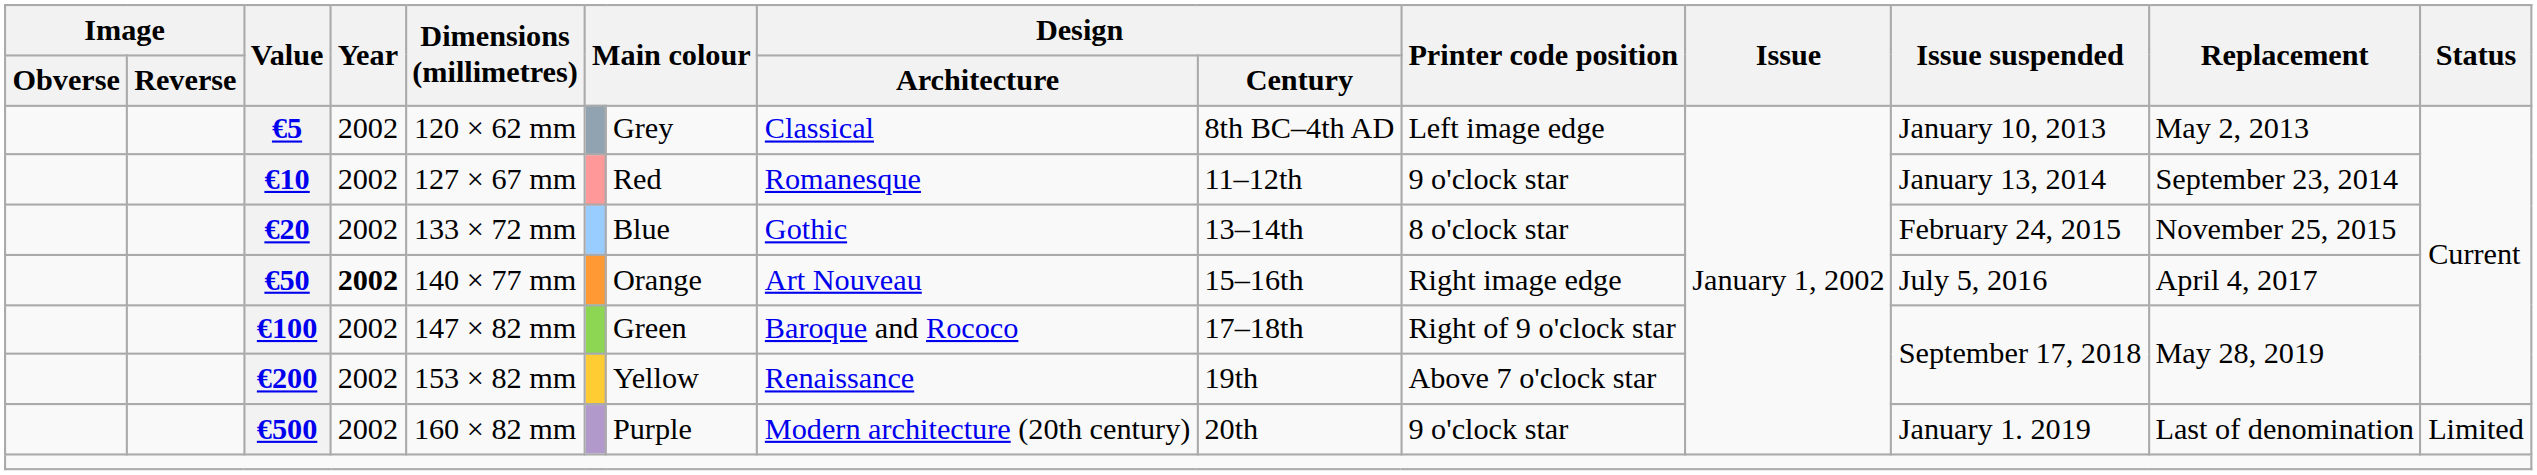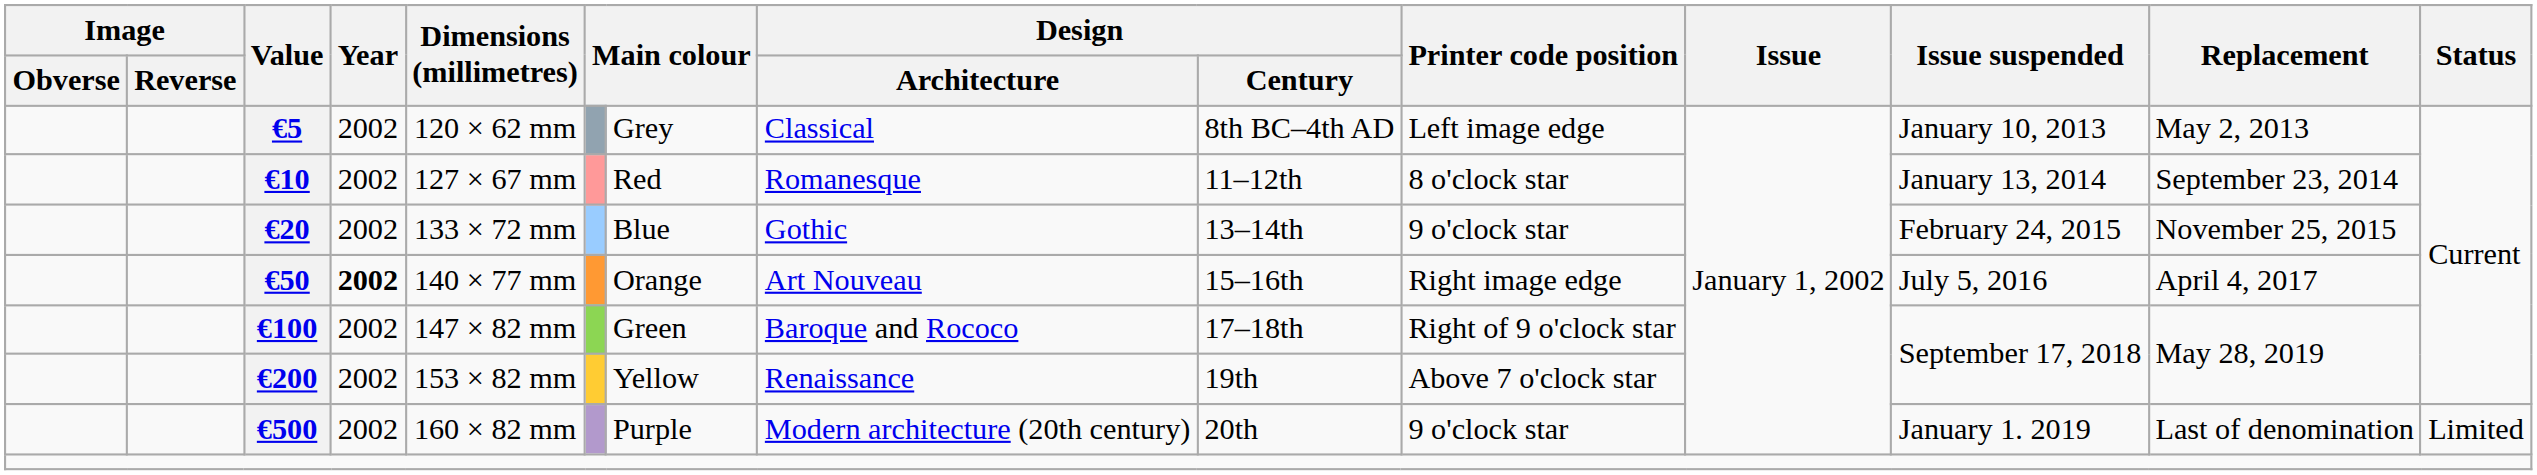(1488, 179) 9 o'clock star -> (1488, 179) 8 o'clock star
(1488, 228) 8 o'clock star -> (1488, 228) 9 o'clock star
